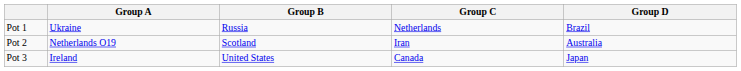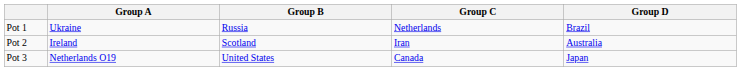(83, 43) Netherlands O19 -> (63, 43) Ireland
(63, 58) Ireland -> (83, 58) Netherlands O19
